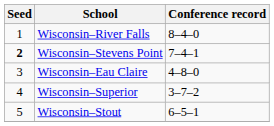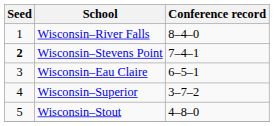(184, 72) 4–8–0 -> (184, 72) 6–5–1
(184, 111) 6–5–1 -> (184, 111) 4–8–0
